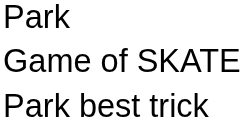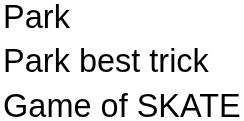rows swapped: (106, 106) <-> (122, 61)
